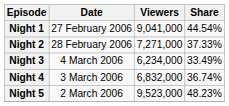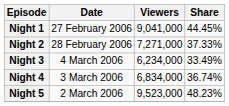(204, 28) 44.54% -> (204, 28) 44.45%
(160, 77) 6,832,000 -> (160, 77) 6,834,000
